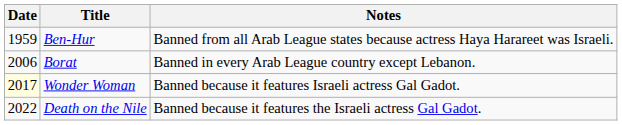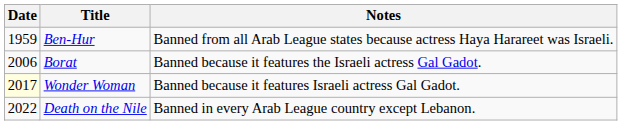(314, 62) Banned in every Arab League country except Lebanon. -> (317, 62) Banned because it features the Israeli actress Gal Gadot.
(317, 108) Banned because it features the Israeli actress Gal Gadot. -> (314, 108) Banned in every Arab League country except Lebanon.
